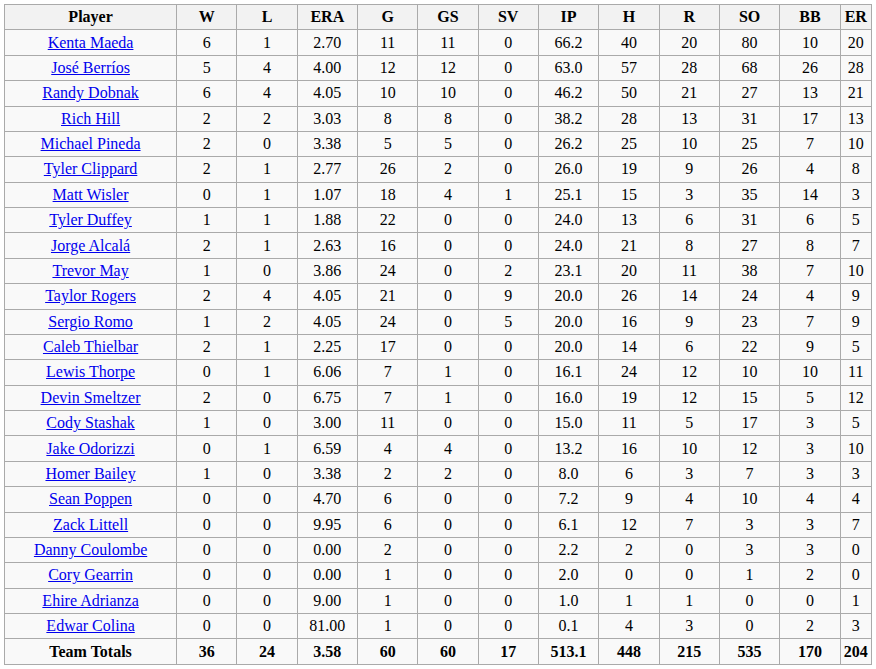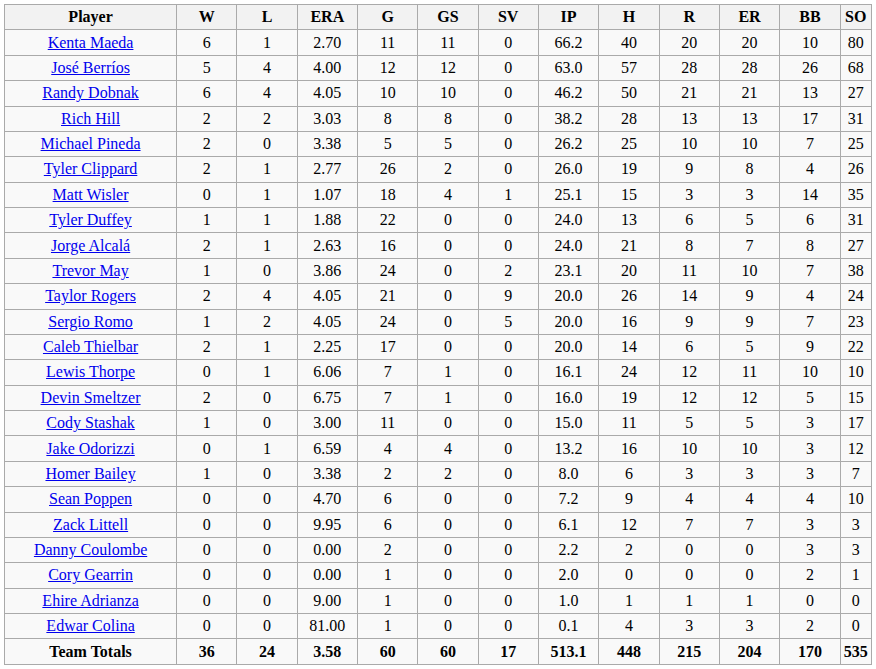columns swapped: (856, 17) <-> (750, 17)
